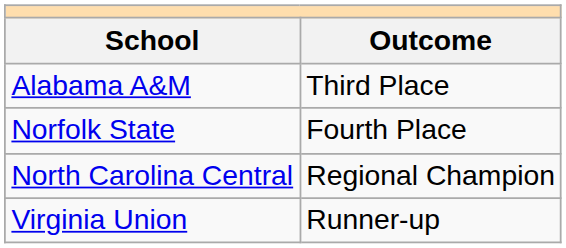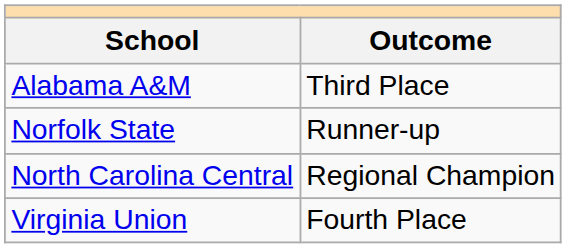(387, 130) Fourth Place -> (373, 130) Runner-up
(373, 219) Runner-up -> (387, 219) Fourth Place
